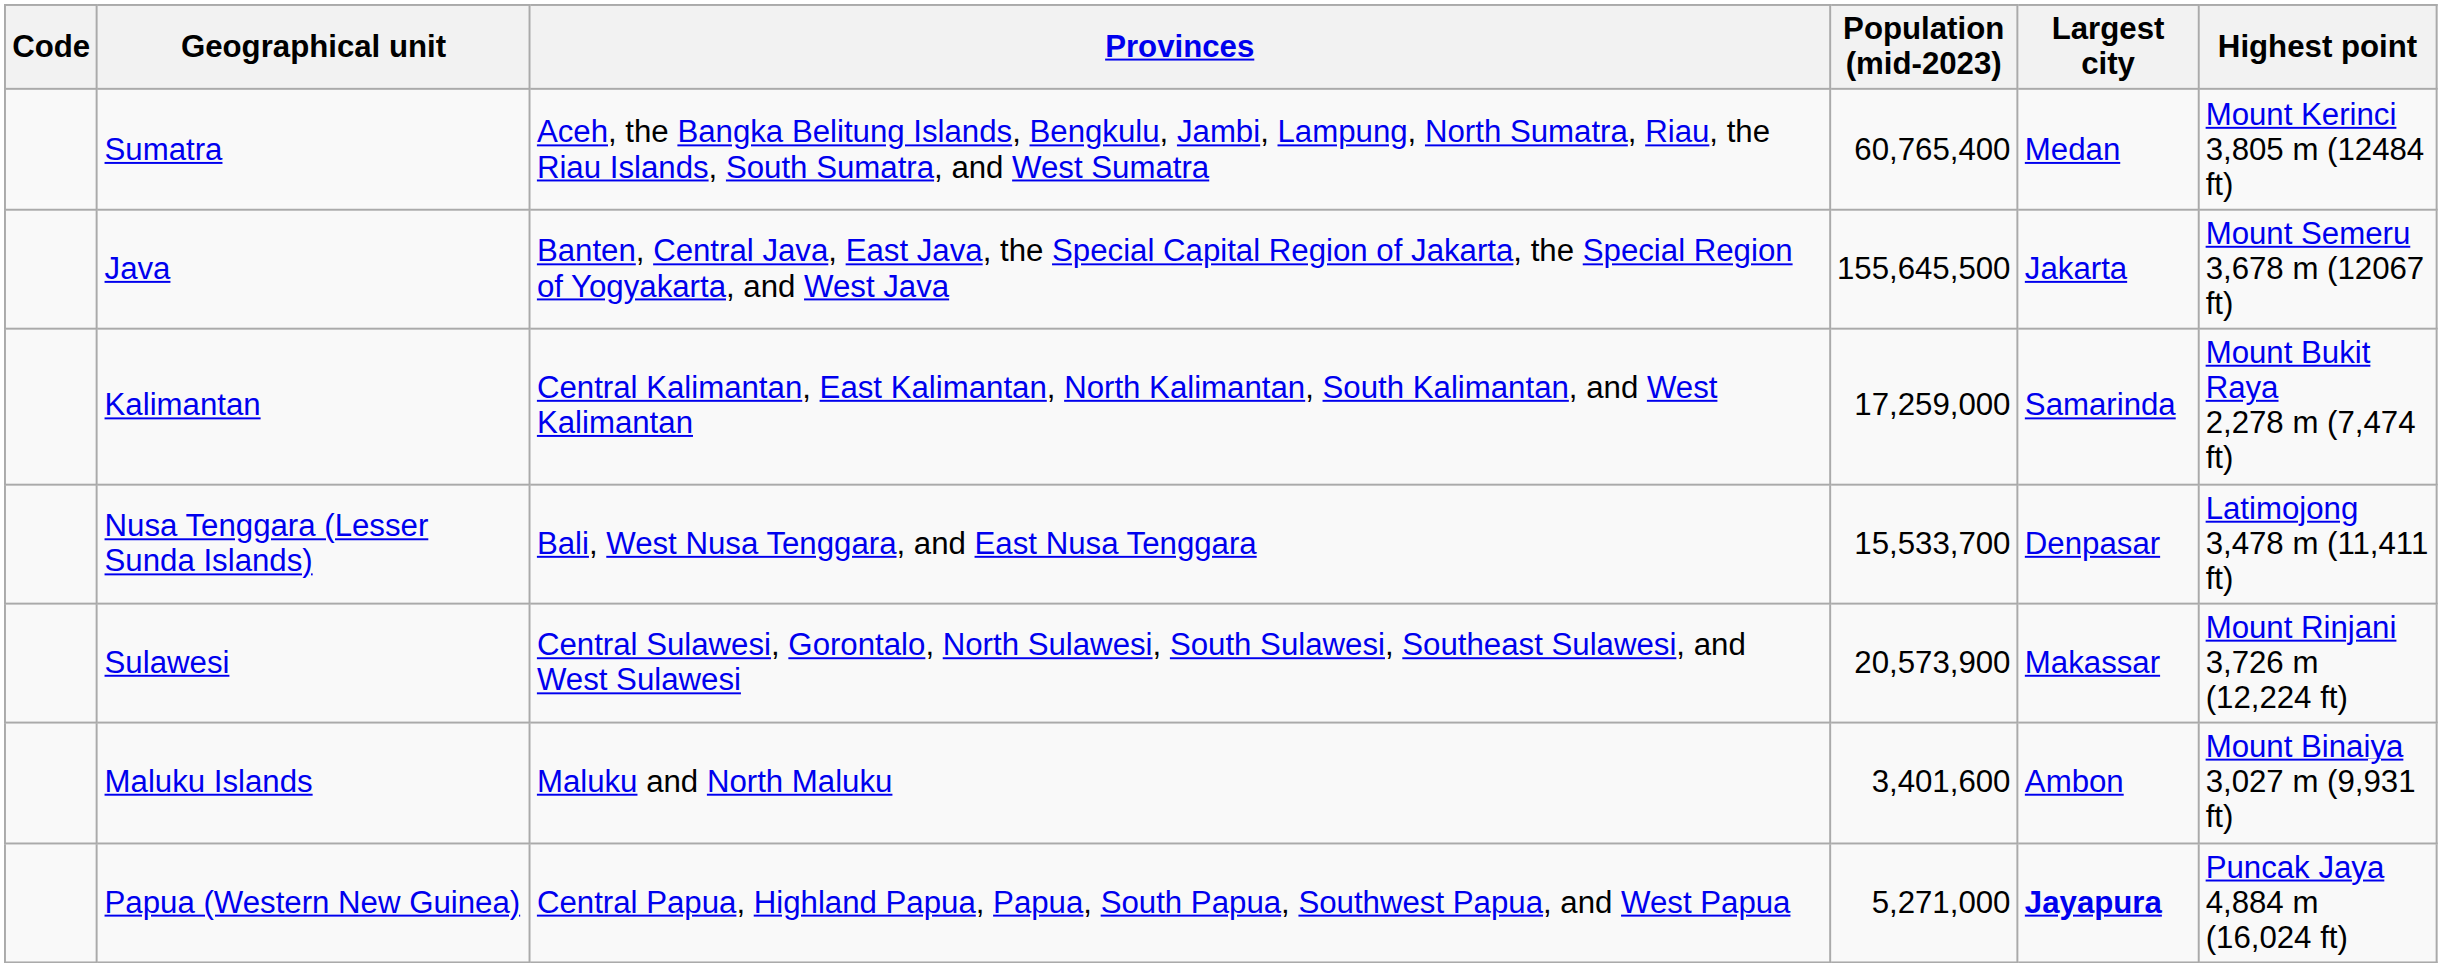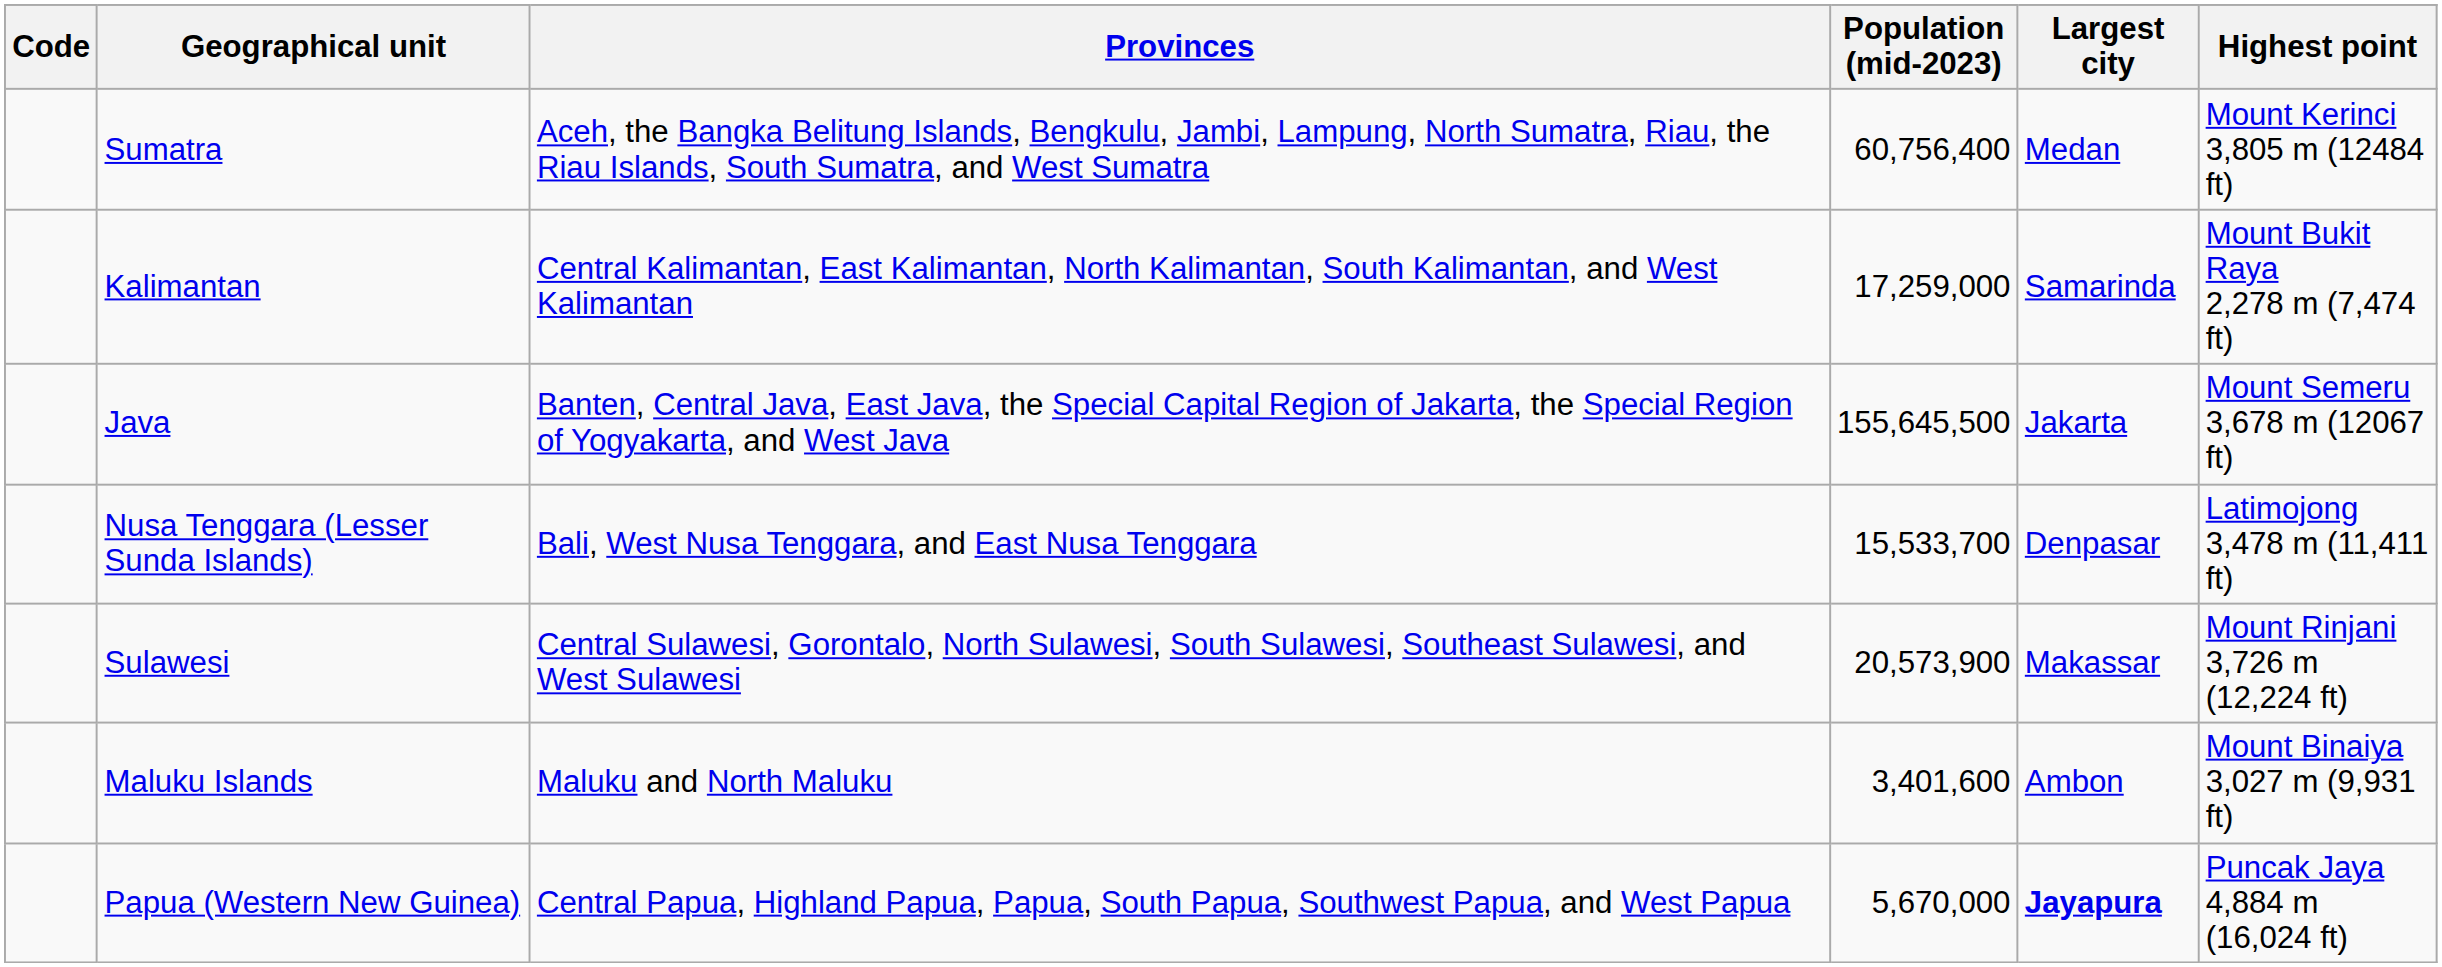(1932, 148) 60,765,400 -> (1932, 148) 60,756,400
rows swapped: (137, 268) <-> (183, 405)
(1941, 902) 5,271,000 -> (1941, 902) 5,670,000
